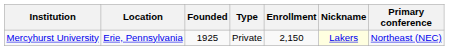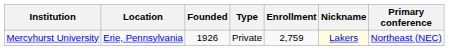(207, 38) 1925 -> (207, 38) 1926
(291, 38) 2,150 -> (291, 38) 2,759
